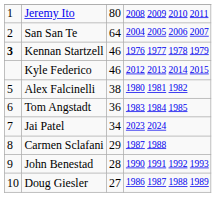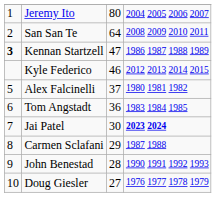(167, 13) 2008 2009 2010 2011 -> (167, 13) 2004 2005 2006 2007
(167, 32) 2004 2005 2006 2007 -> (167, 32) 2008 2009 2010 2011
(115, 51) 46 -> (115, 51) 47
(167, 51) 1976 1977 1978 1979 -> (167, 51) 1986 1987 1988 1989
(115, 88) 38 -> (115, 88) 37
(115, 126) 34 -> (115, 126) 30
(146, 126) normal -> (146, 126) bold
(167, 182) 1986 1987 1988 1989 -> (167, 182) 1976 1977 1978 1979
